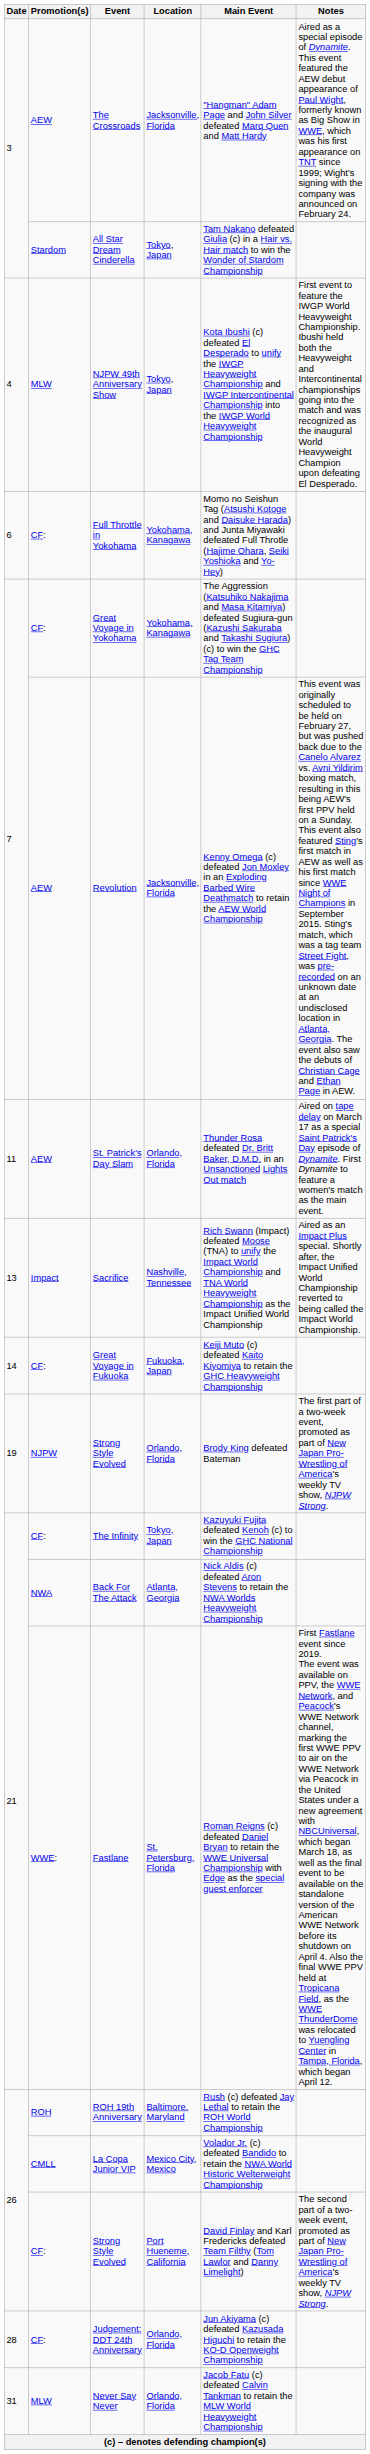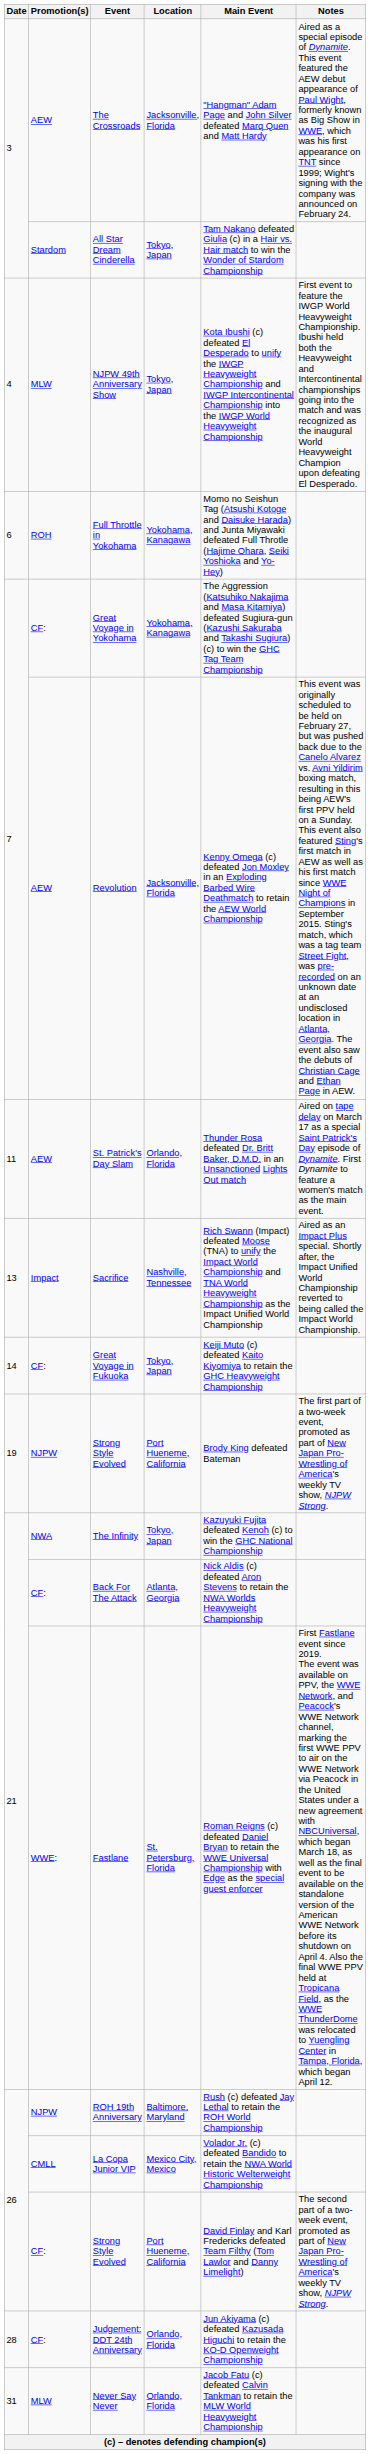(38, 535) CF: -> (41, 535) ROH
(166, 1365) Fukuoka, Japan -> (160, 1365) Tokyo, Japan
(164, 1453) Orlando, Florida -> (168, 1453) Port Hueneme, California
(38, 1536) CF: -> (41, 1536) NWA
(41, 1592) NWA -> (38, 1592) CF:
(41, 2112) ROH -> (44, 2112) NJPW
